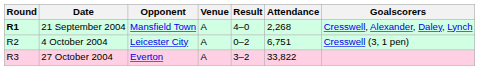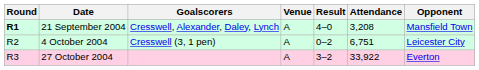columns swapped: (163, 12) <-> (398, 12)
(279, 27) 2,268 -> (362, 27) 3,208
(282, 57) 33,822 -> (365, 57) 33,922
